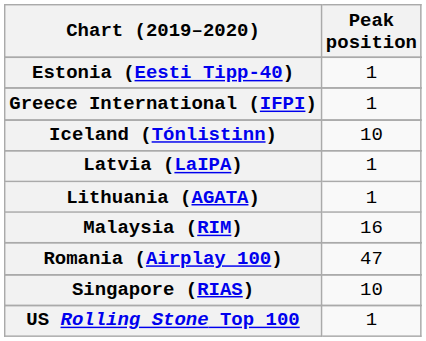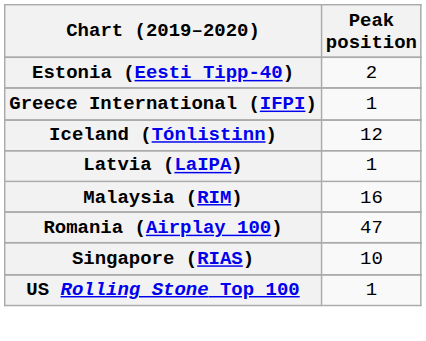(371, 73) 1 -> (371, 73) 2
(371, 135) 10 -> (371, 135) 12
- row: (163, 197)
